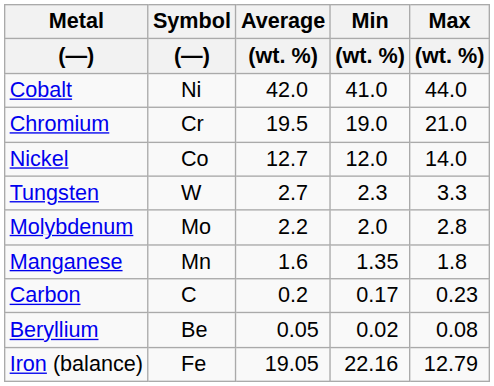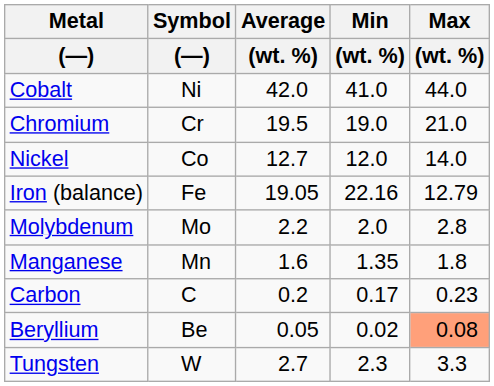rows swapped: (54, 192) <-> (76, 364)
(457, 329) no background -> (457, 329) lightsalmon background
